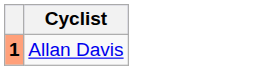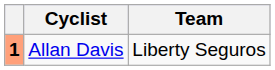+ column: (199, 19)
